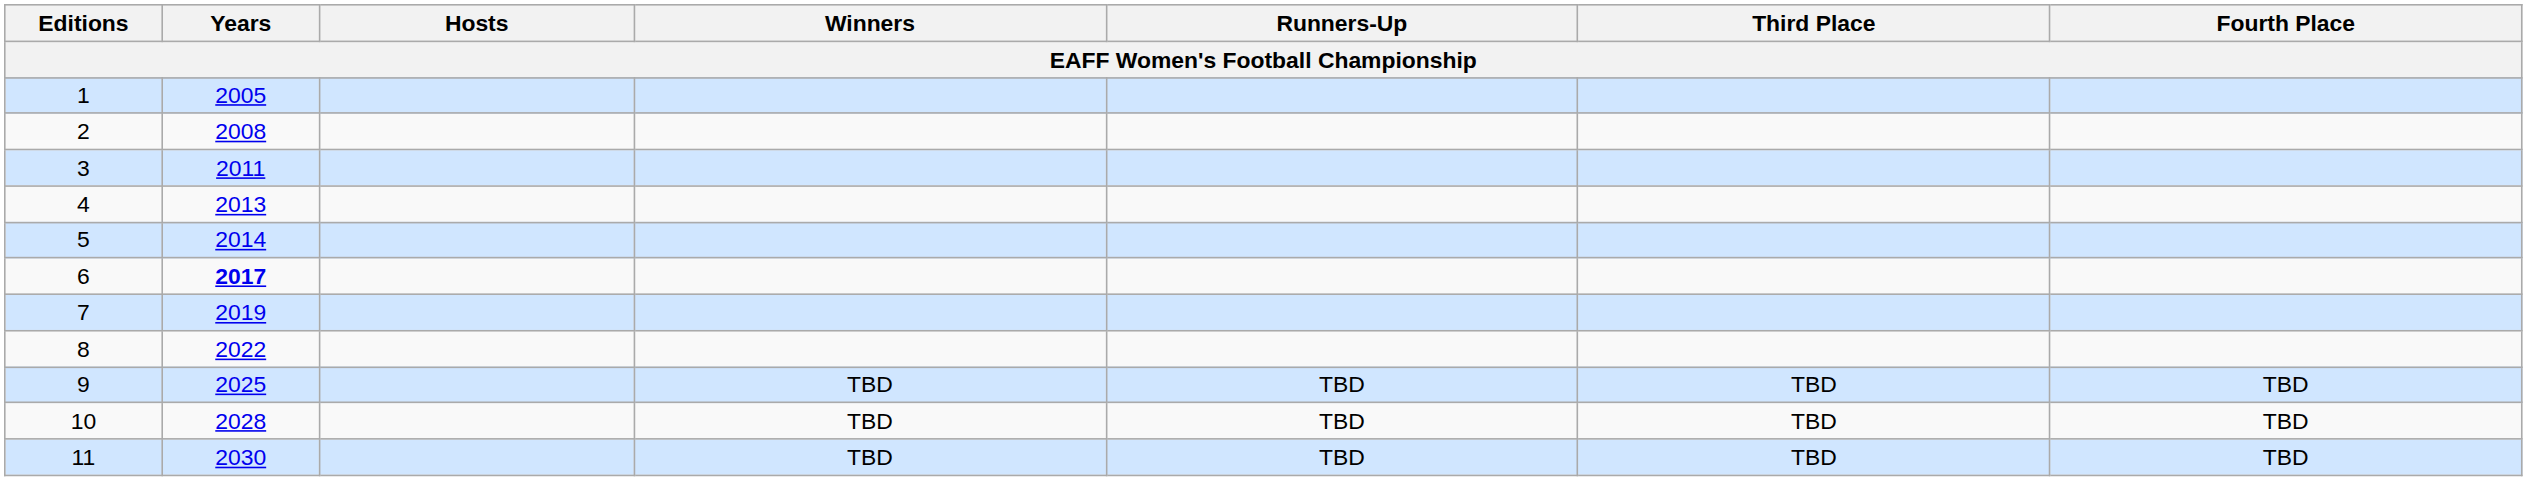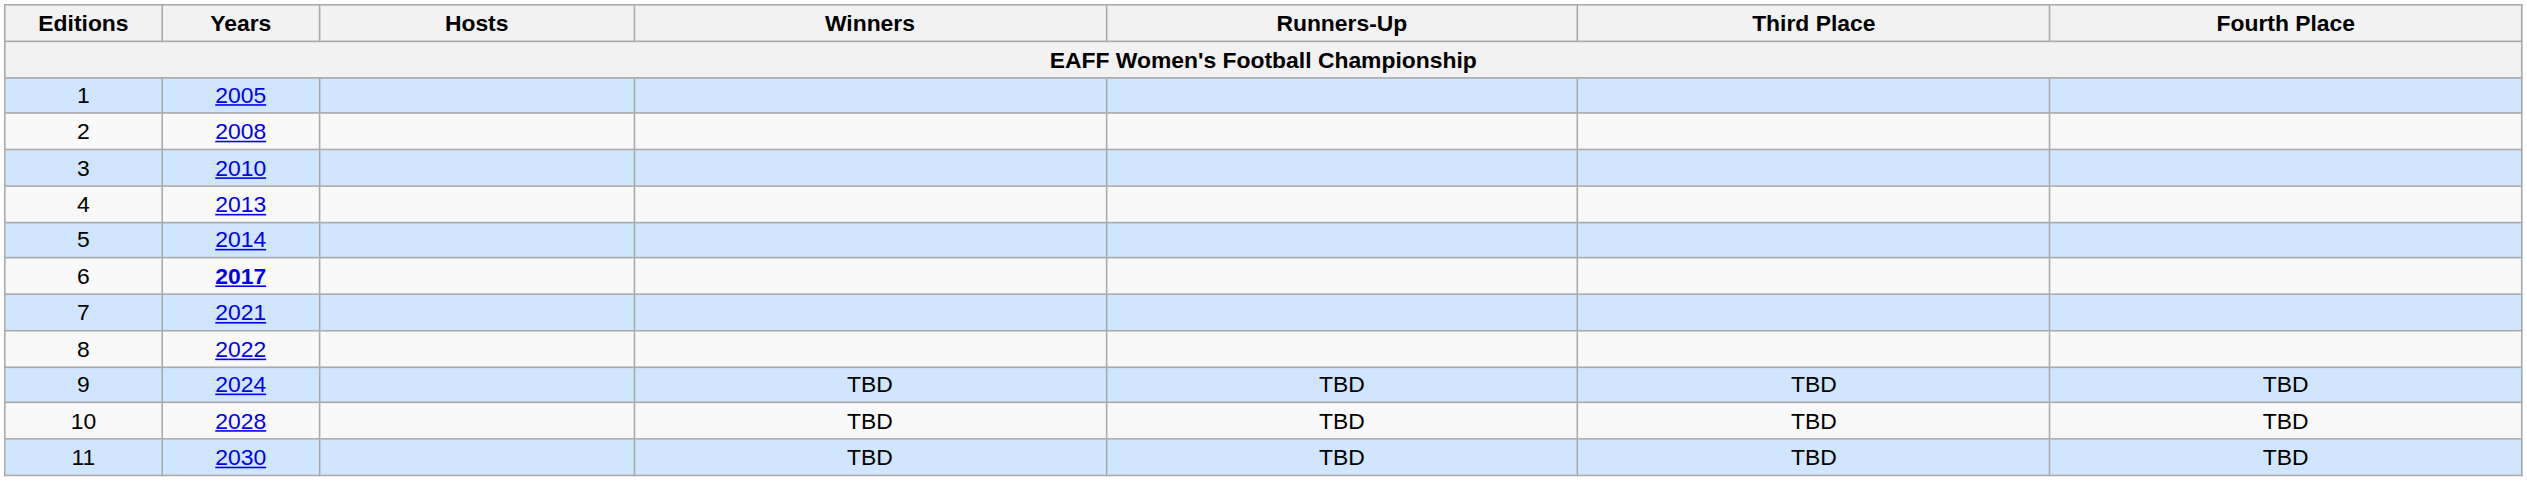(241, 168) 2011 -> (241, 168) 2010
(241, 313) 2019 -> (241, 313) 2021
(241, 385) 2025 -> (241, 385) 2024
